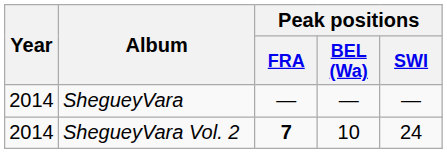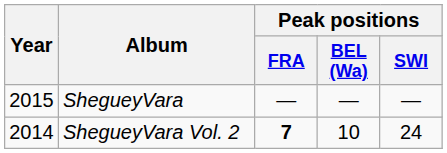(31, 100) 2014 -> (31, 100) 2015
